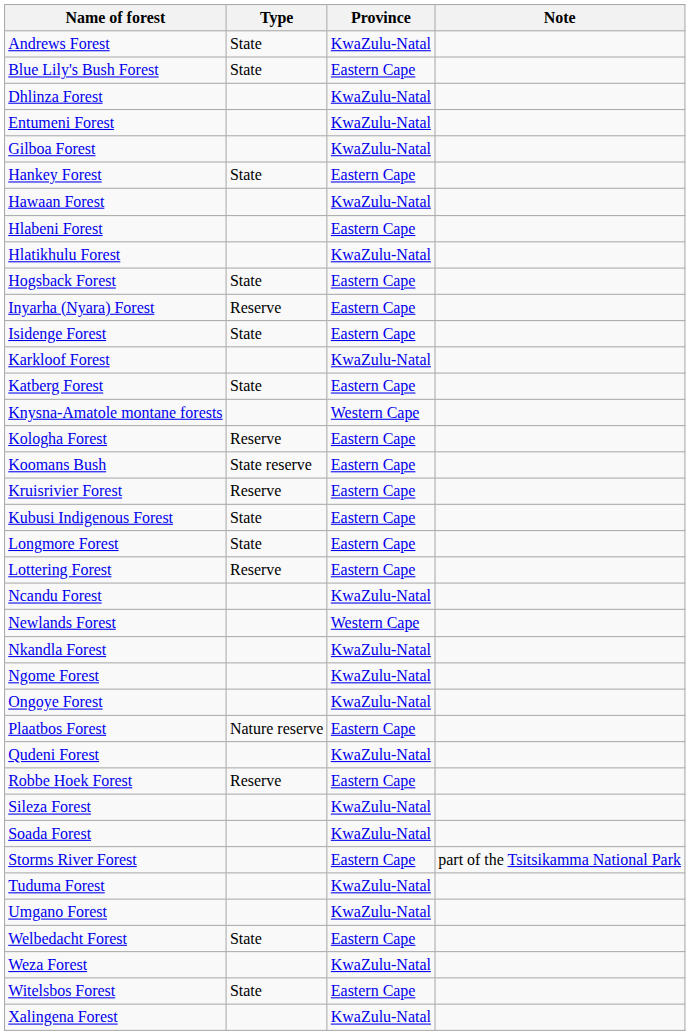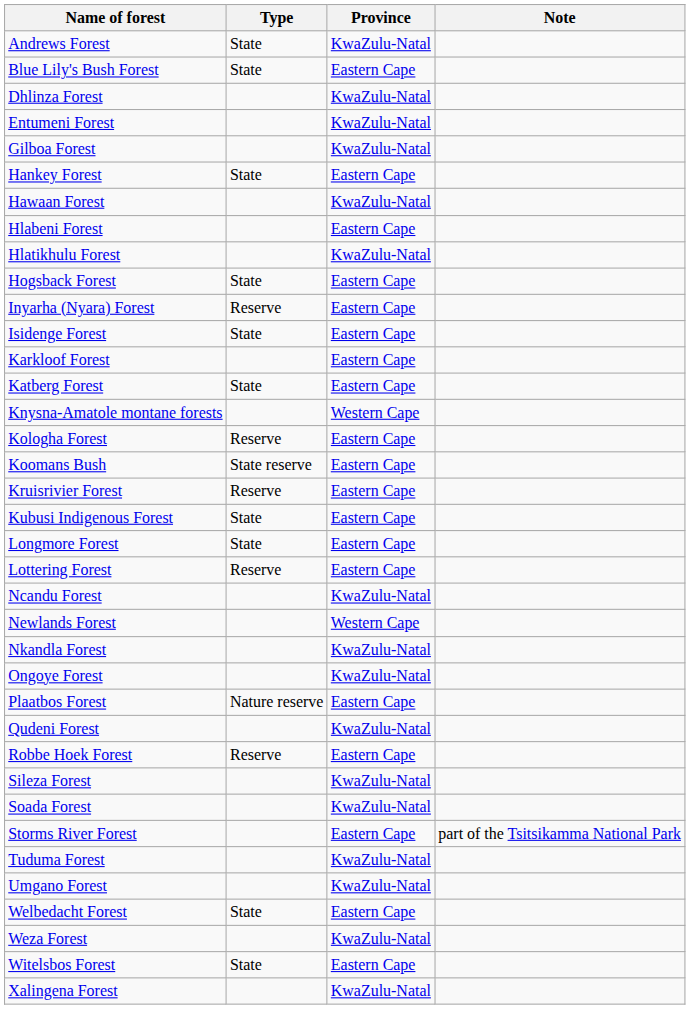(381, 359) KwaZulu-Natal -> (373, 359) Eastern Cape
- row: (54, 675)
